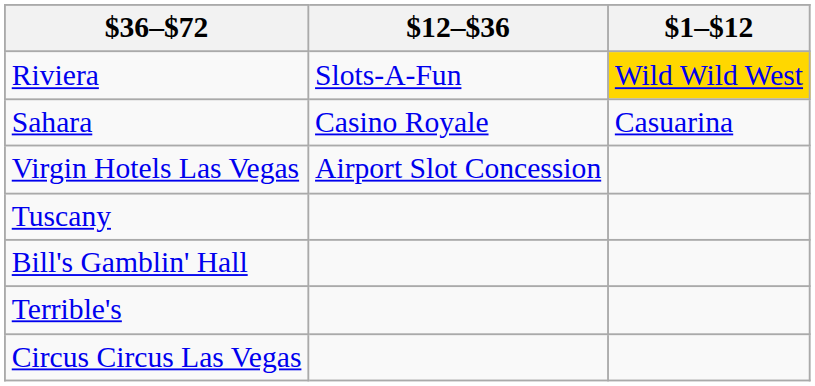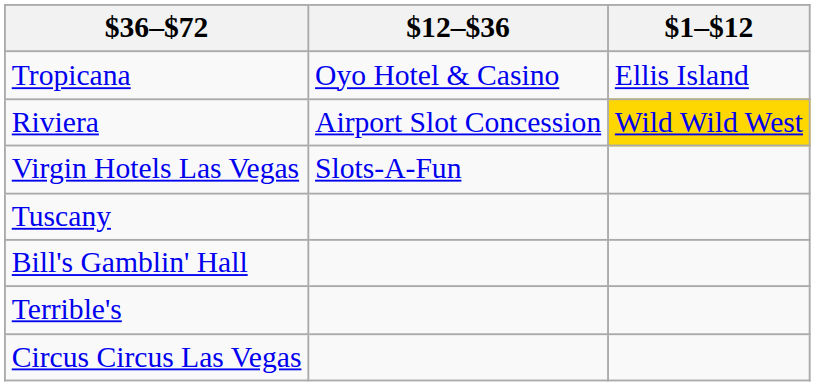+ row: (71, 74)
(388, 74) Slots-A-Fun -> (458, 121) Airport Slot Concession
- row: (52, 121)
(458, 168) Airport Slot Concession -> (388, 168) Slots-A-Fun
